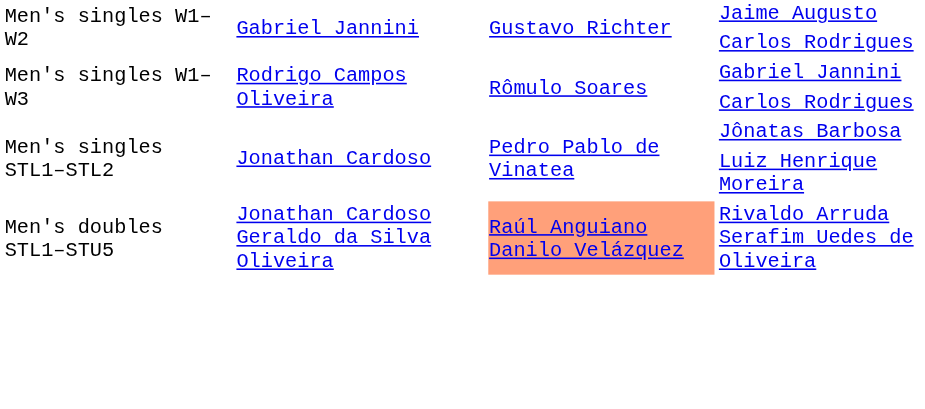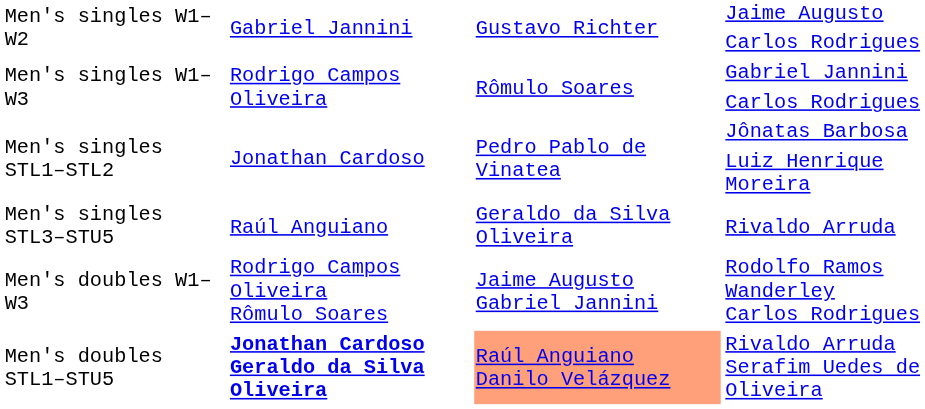+ row: (84, 226)
+ row: (108, 291)
(334, 238) normal -> (327, 367) bold
